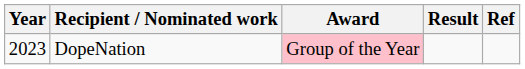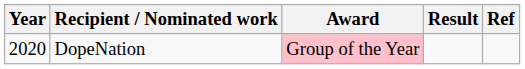(27, 48) 2023 -> (27, 48) 2020
